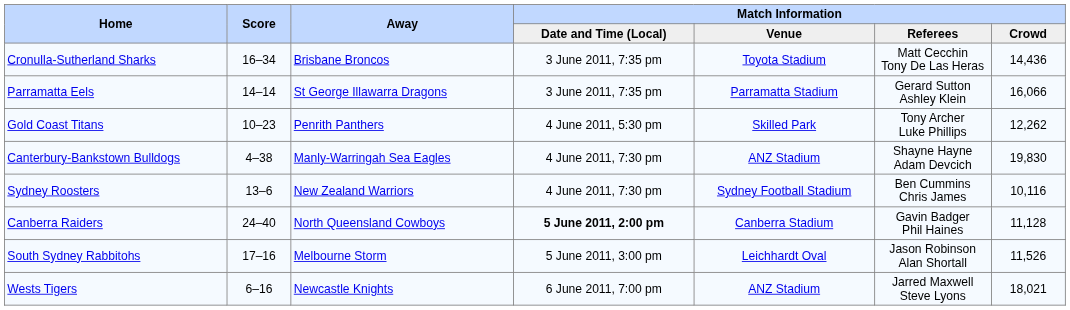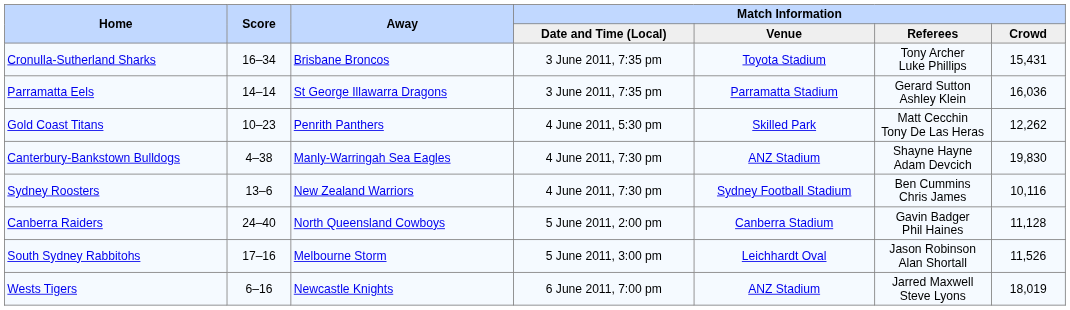(933, 59) Matt Cecchin Tony De Las Heras -> (933, 59) Tony Archer Luke Phillips
(1028, 59) 14,436 -> (1028, 59) 15,431
(1028, 92) 16,066 -> (1028, 92) 16,036
(933, 125) Tony Archer Luke Phillips -> (933, 125) Matt Cecchin Tony De Las Heras
(604, 223) bold -> (604, 223) normal
(1028, 289) 18,021 -> (1028, 289) 18,019
